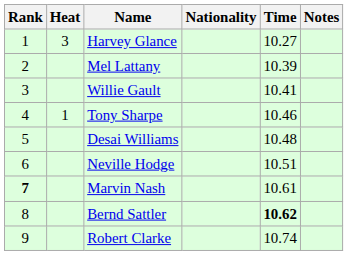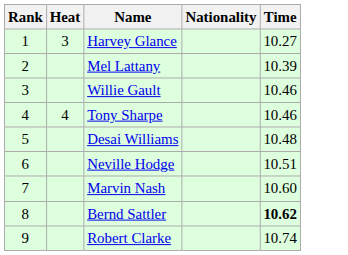- column: (322, 16)
(280, 90) 10.41 -> (280, 90) 10.46
(65, 115) 1 -> (65, 115) 4
(25, 188) bold -> (25, 188) normal
(280, 188) 10.61 -> (280, 188) 10.60
